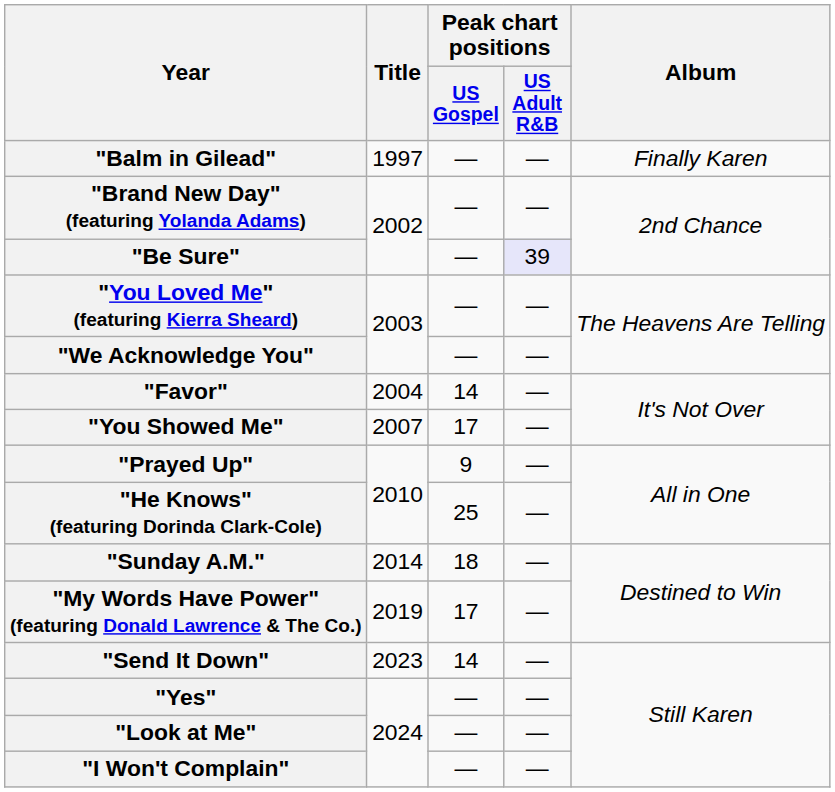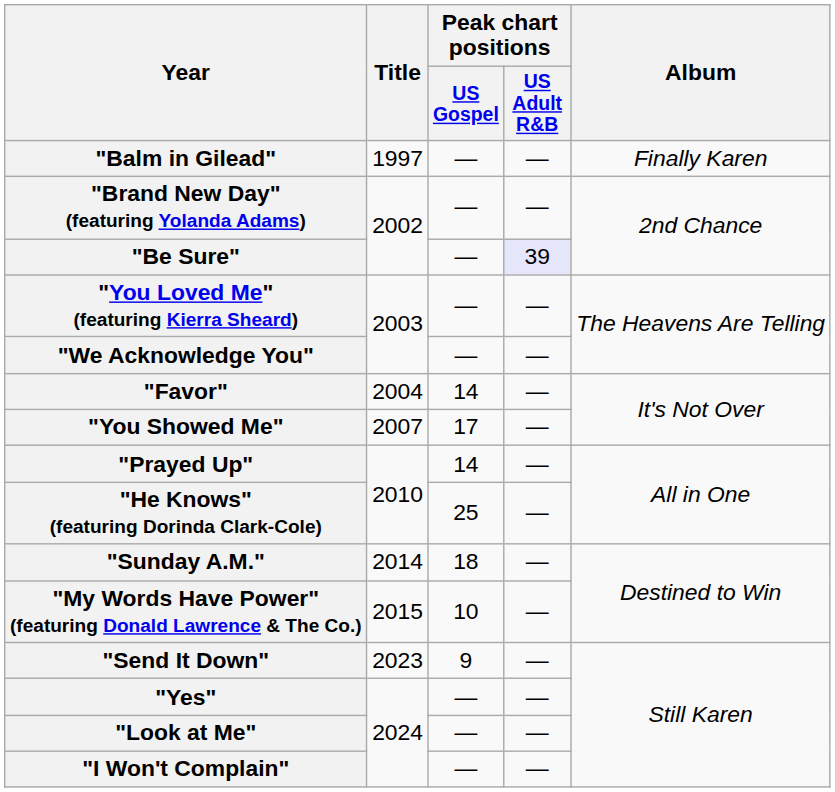(466, 463) 9 -> (466, 463) 14
(398, 611) 2019 -> (398, 611) 2015
(466, 611) 17 -> (466, 611) 10
(466, 660) 14 -> (466, 660) 9
